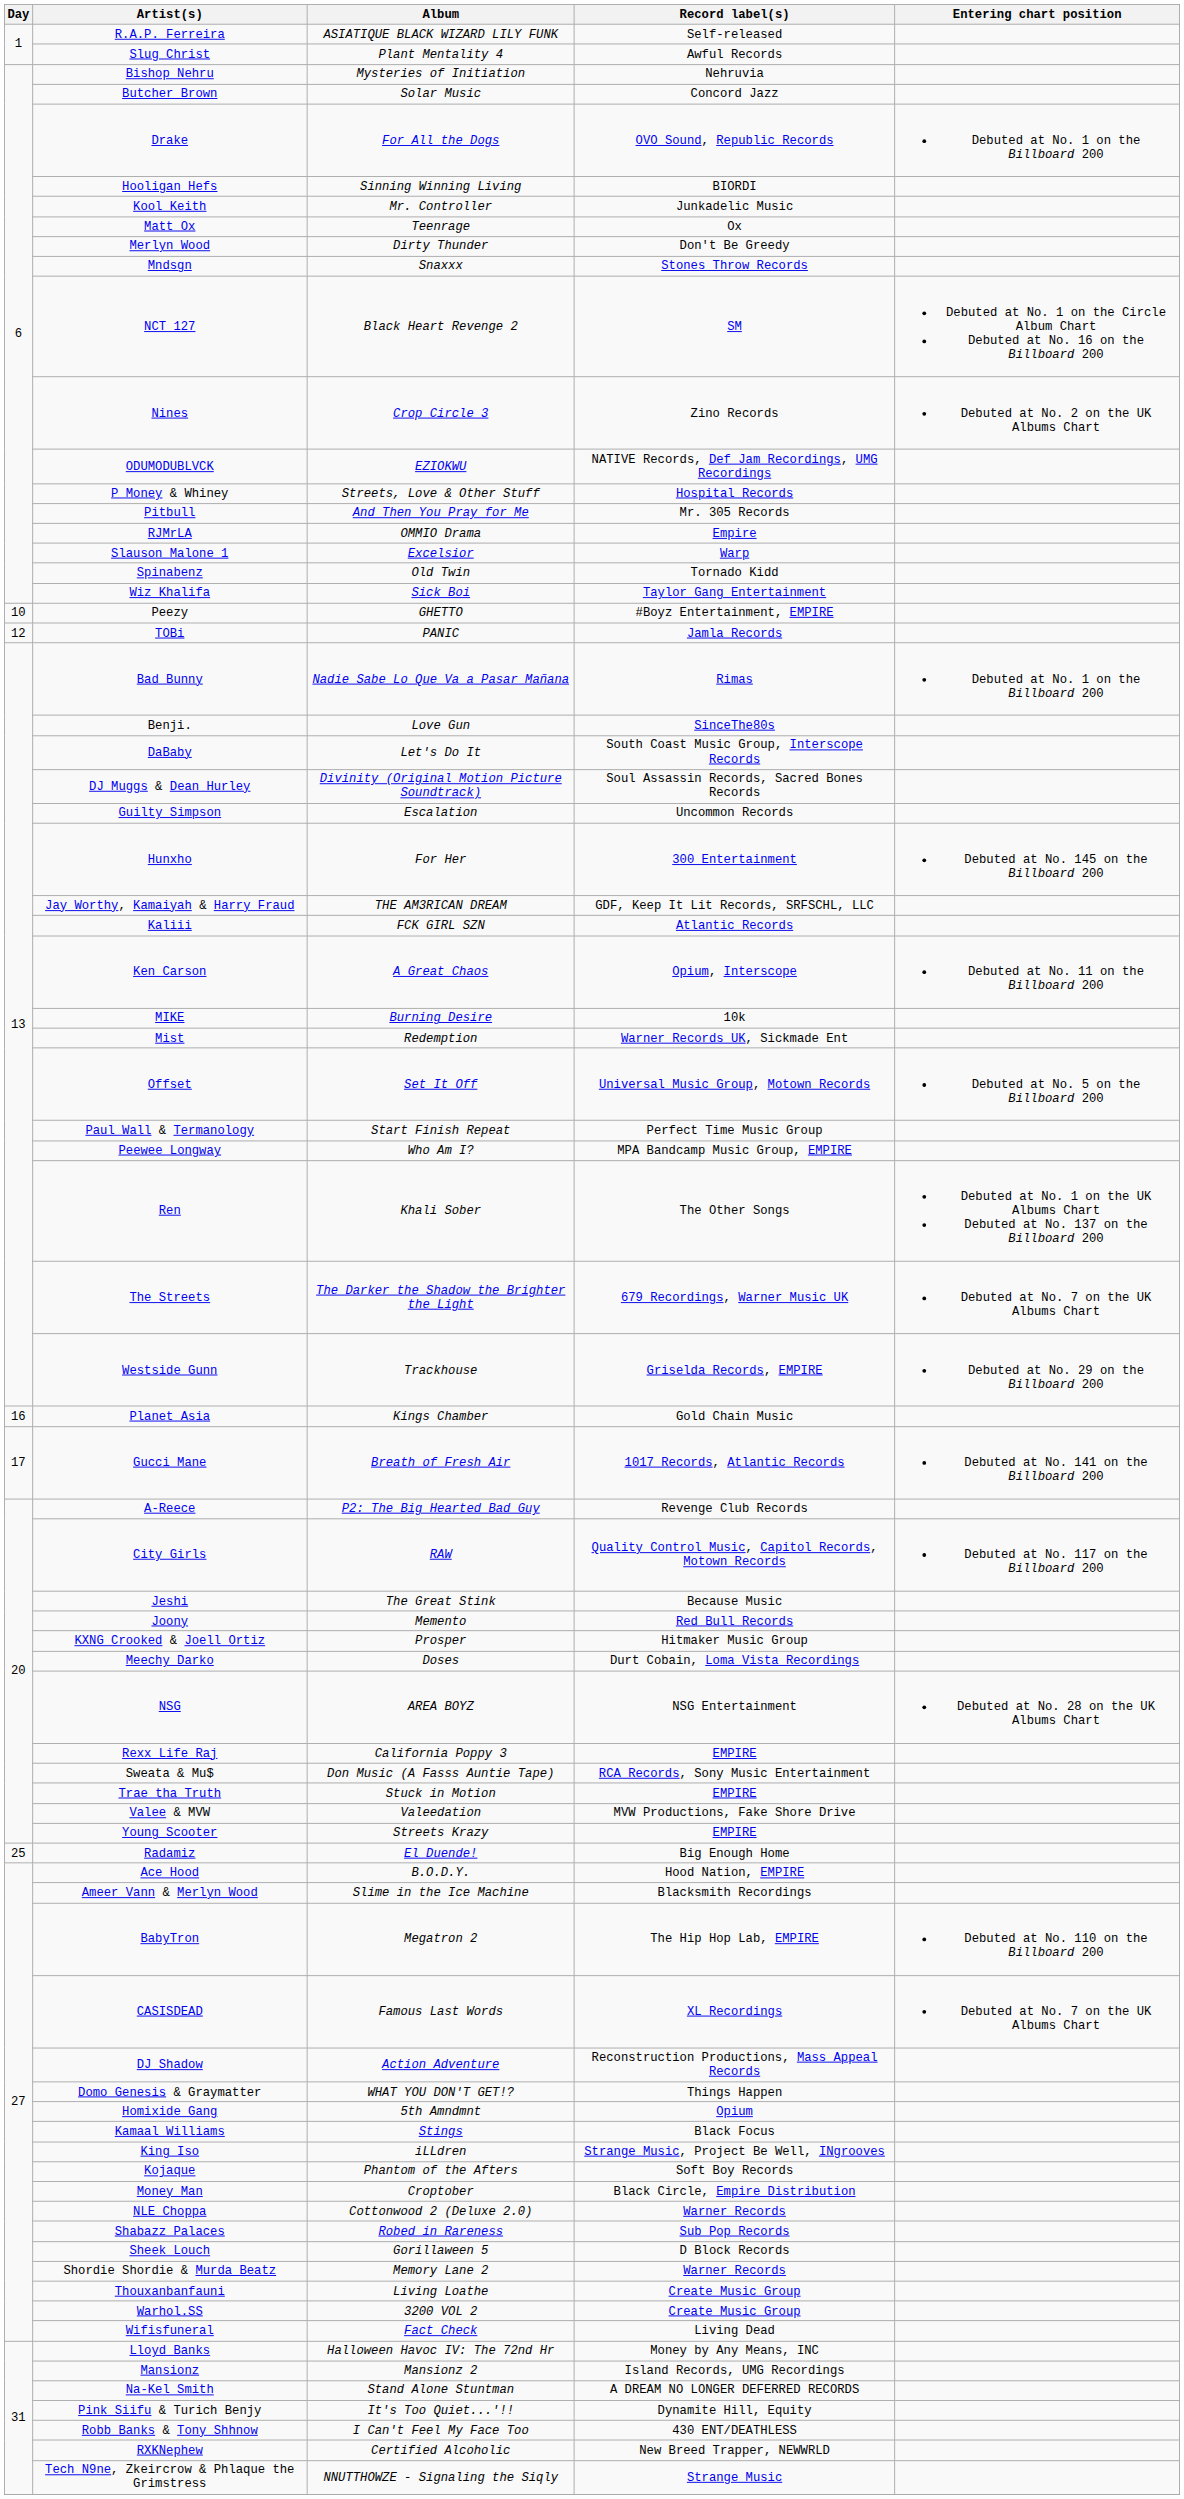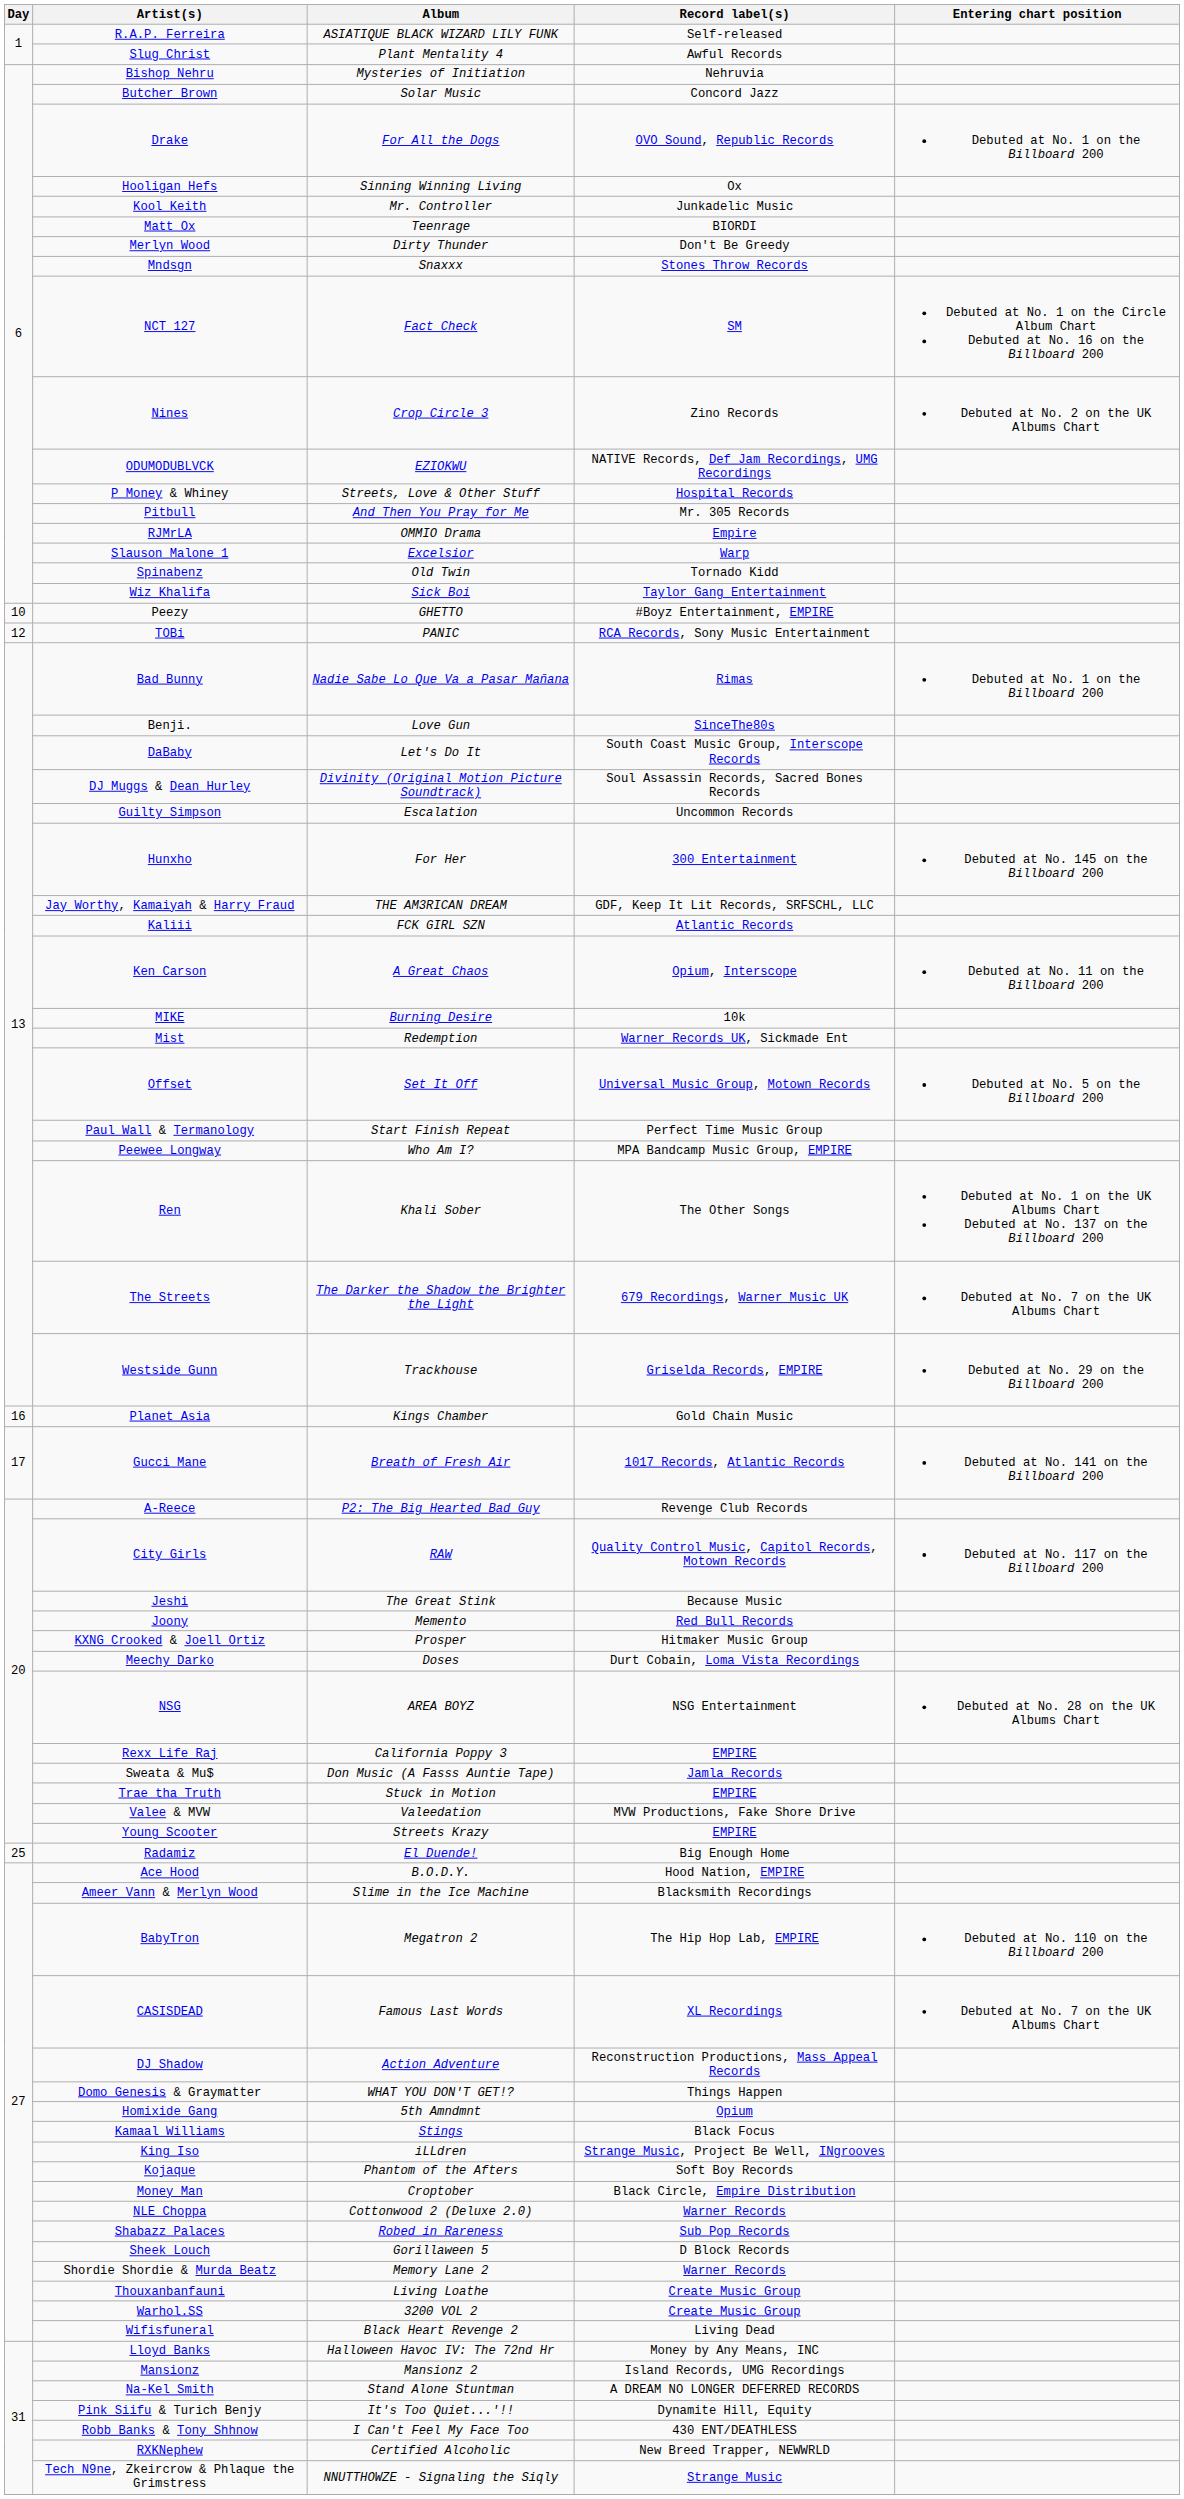(735, 187) BIORDI -> (735, 187) Ox
(735, 226) Ox -> (735, 226) BIORDI
(441, 327) Black Heart Revenge 2 -> (441, 327) Fact Check
(735, 633) Jamla Records -> (735, 633) RCA Records, Sony Music Entertainment
(735, 1773) RCA Records, Sony Music Entertainment -> (735, 1773) Jamla Records
(441, 2331) Fact Check -> (441, 2331) Black Heart Revenge 2
